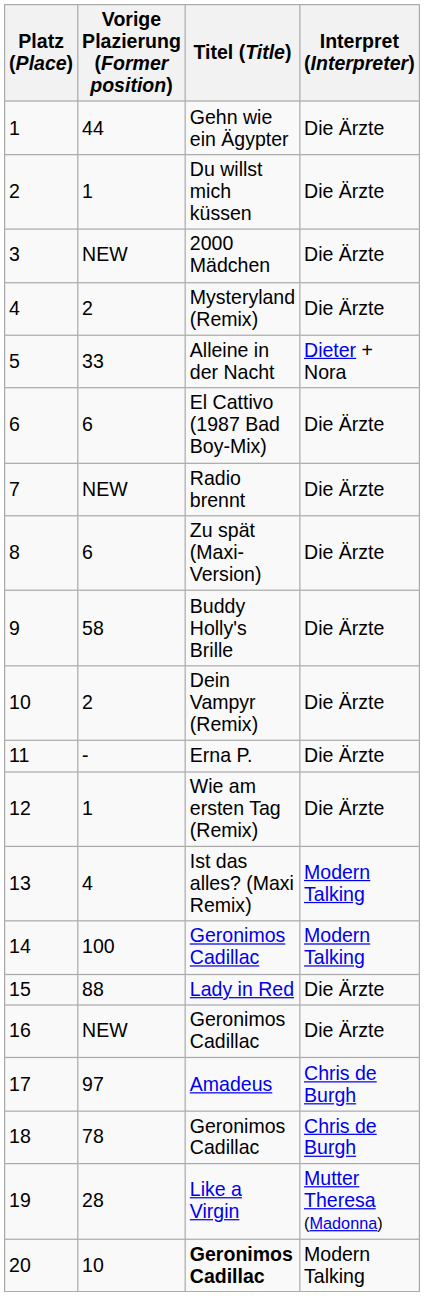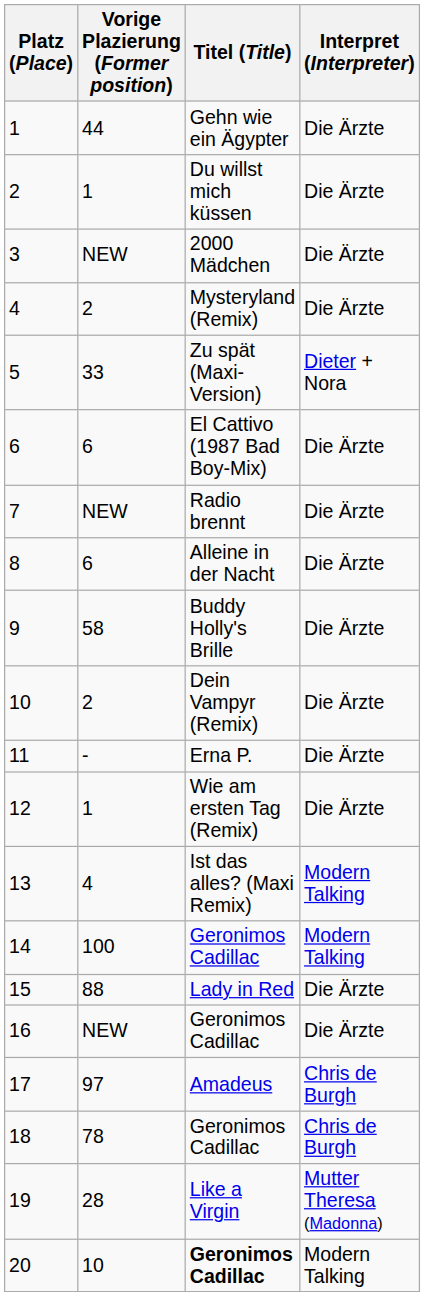(232, 361) Alleine in der Nacht -> (226, 372) Zu spät (Maxi-Version)
(226, 553) Zu spät (Maxi-Version) -> (232, 564) Alleine in der Nacht
